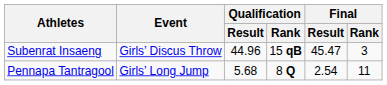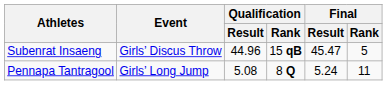(364, 52) 3 -> (364, 52) 5
(246, 71) 5.68 -> (246, 71) 5.08
(326, 71) 2.54 -> (326, 71) 5.24
